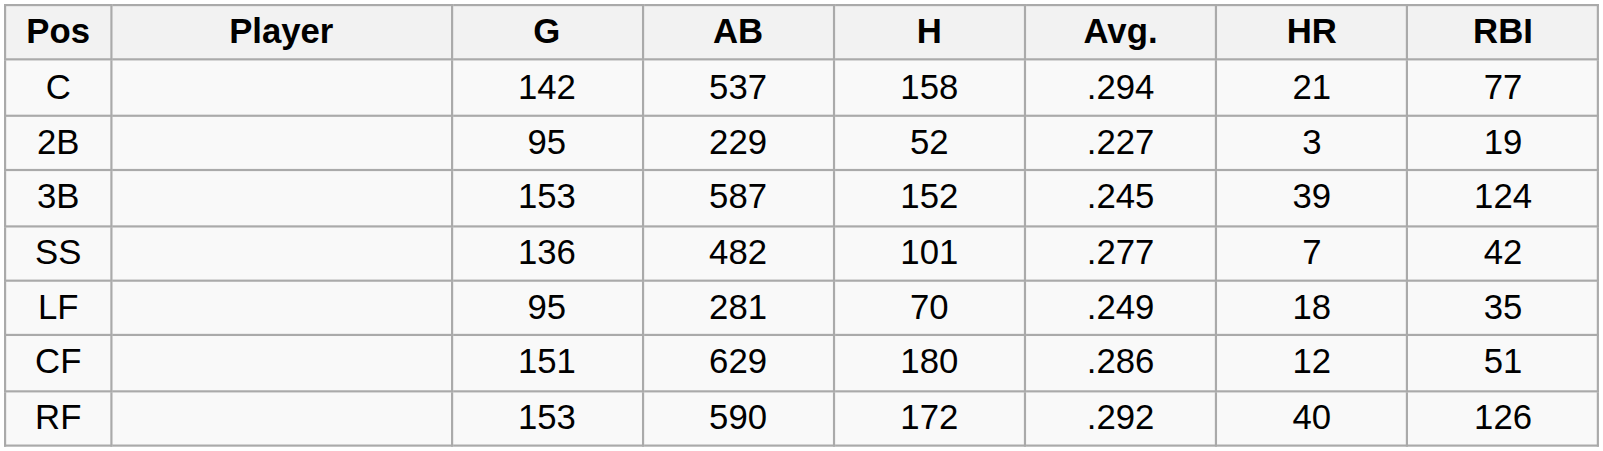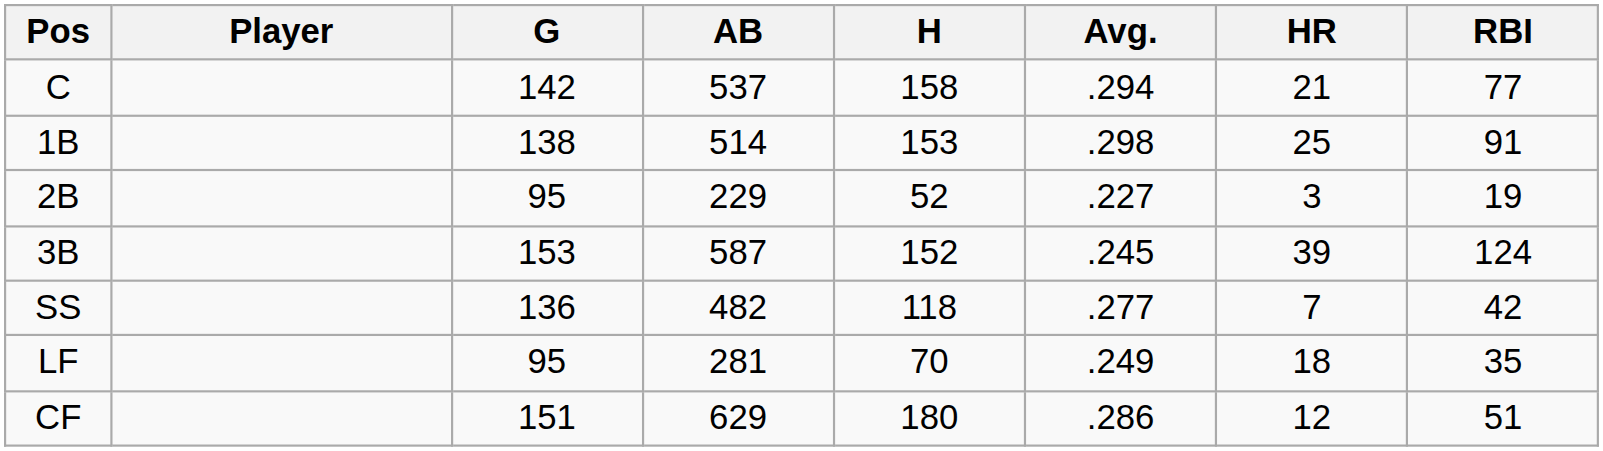+ row: (58, 142)
(929, 252) 101 -> (929, 307) 118
- row: (58, 417)
